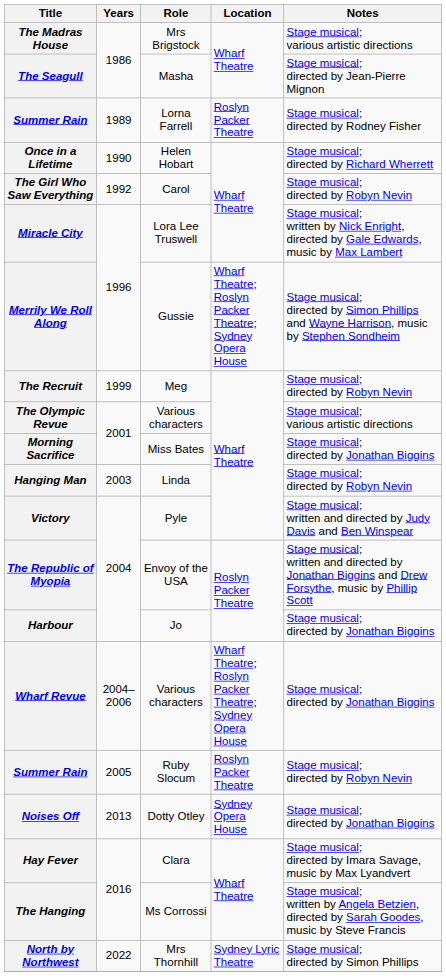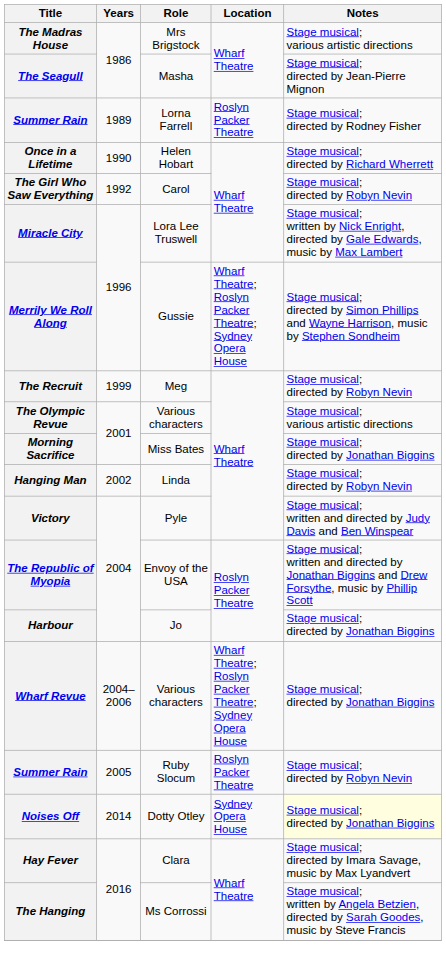(119, 480) 2003 -> (119, 480) 2002
(119, 816) 2013 -> (119, 816) 2014
(360, 816) no background -> (360, 816) lightyellow background
- row: (50, 955)
